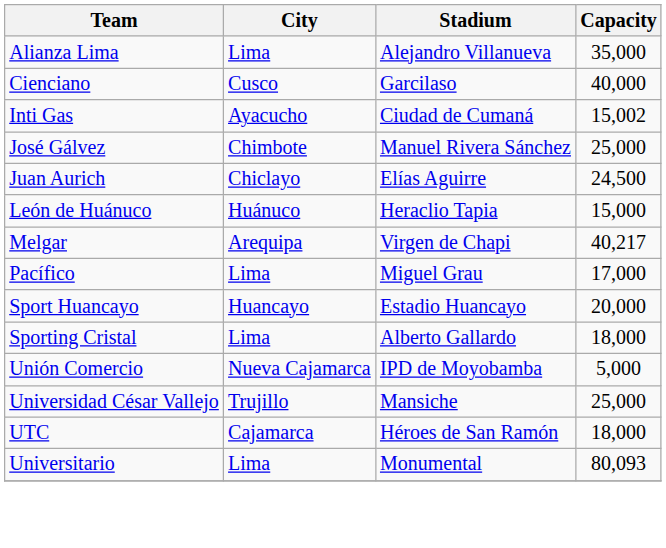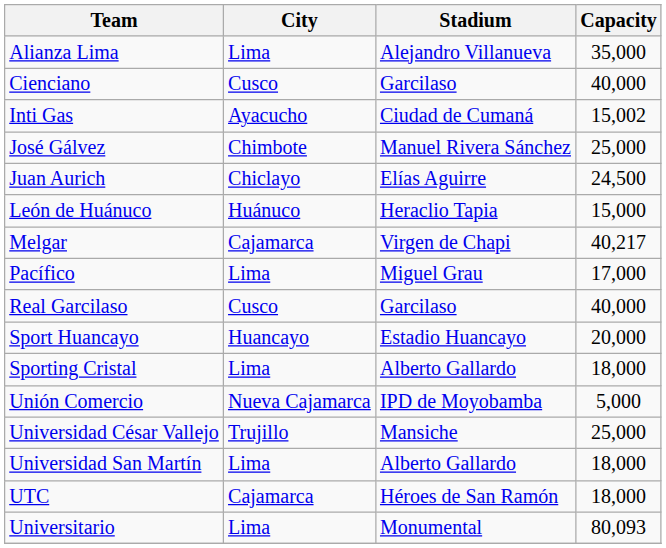(265, 242) Arequipa -> (271, 242) Cajamarca
+ row: (68, 305)
+ row: (105, 464)
